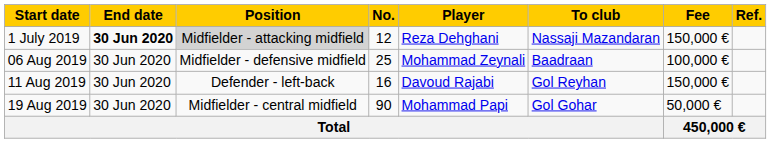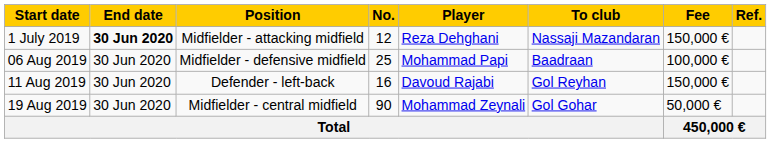(273, 37) lightgrey background -> (273, 37) no background
(463, 60) Mohammad Zeynali -> (455, 60) Mohammad Papi
(455, 104) Mohammad Papi -> (463, 104) Mohammad Zeynali
